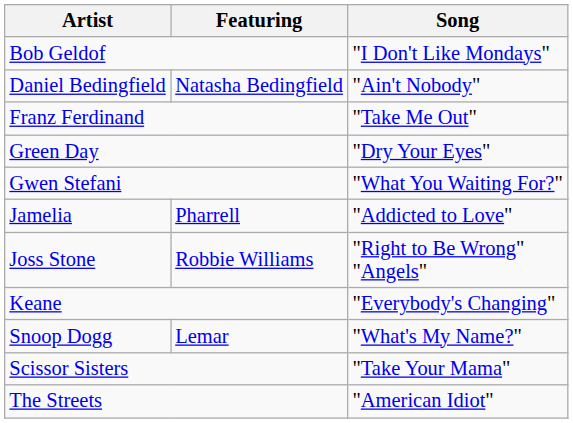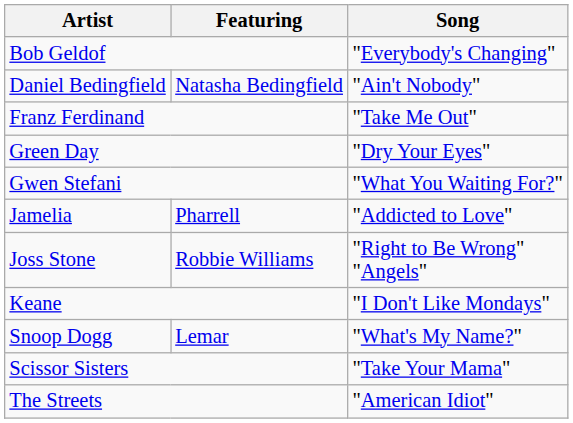(451, 53) "I Don't Like Mondays" -> (454, 53) "Everybody's Changing"
(454, 303) "Everybody's Changing" -> (451, 303) "I Don't Like Mondays"
